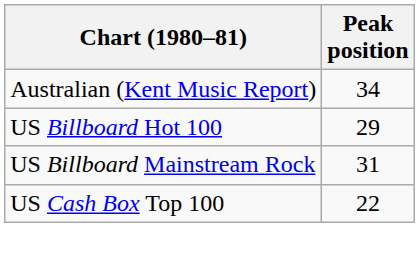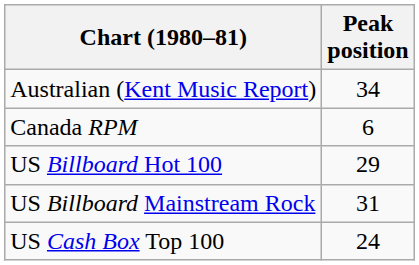+ row: (74, 126)
(368, 202) 22 -> (368, 240) 24
